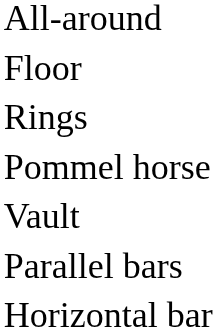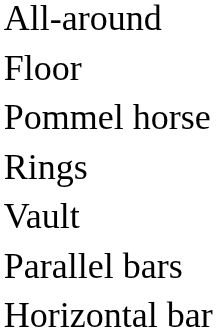rows swapped: (107, 166) <-> (46, 117)
